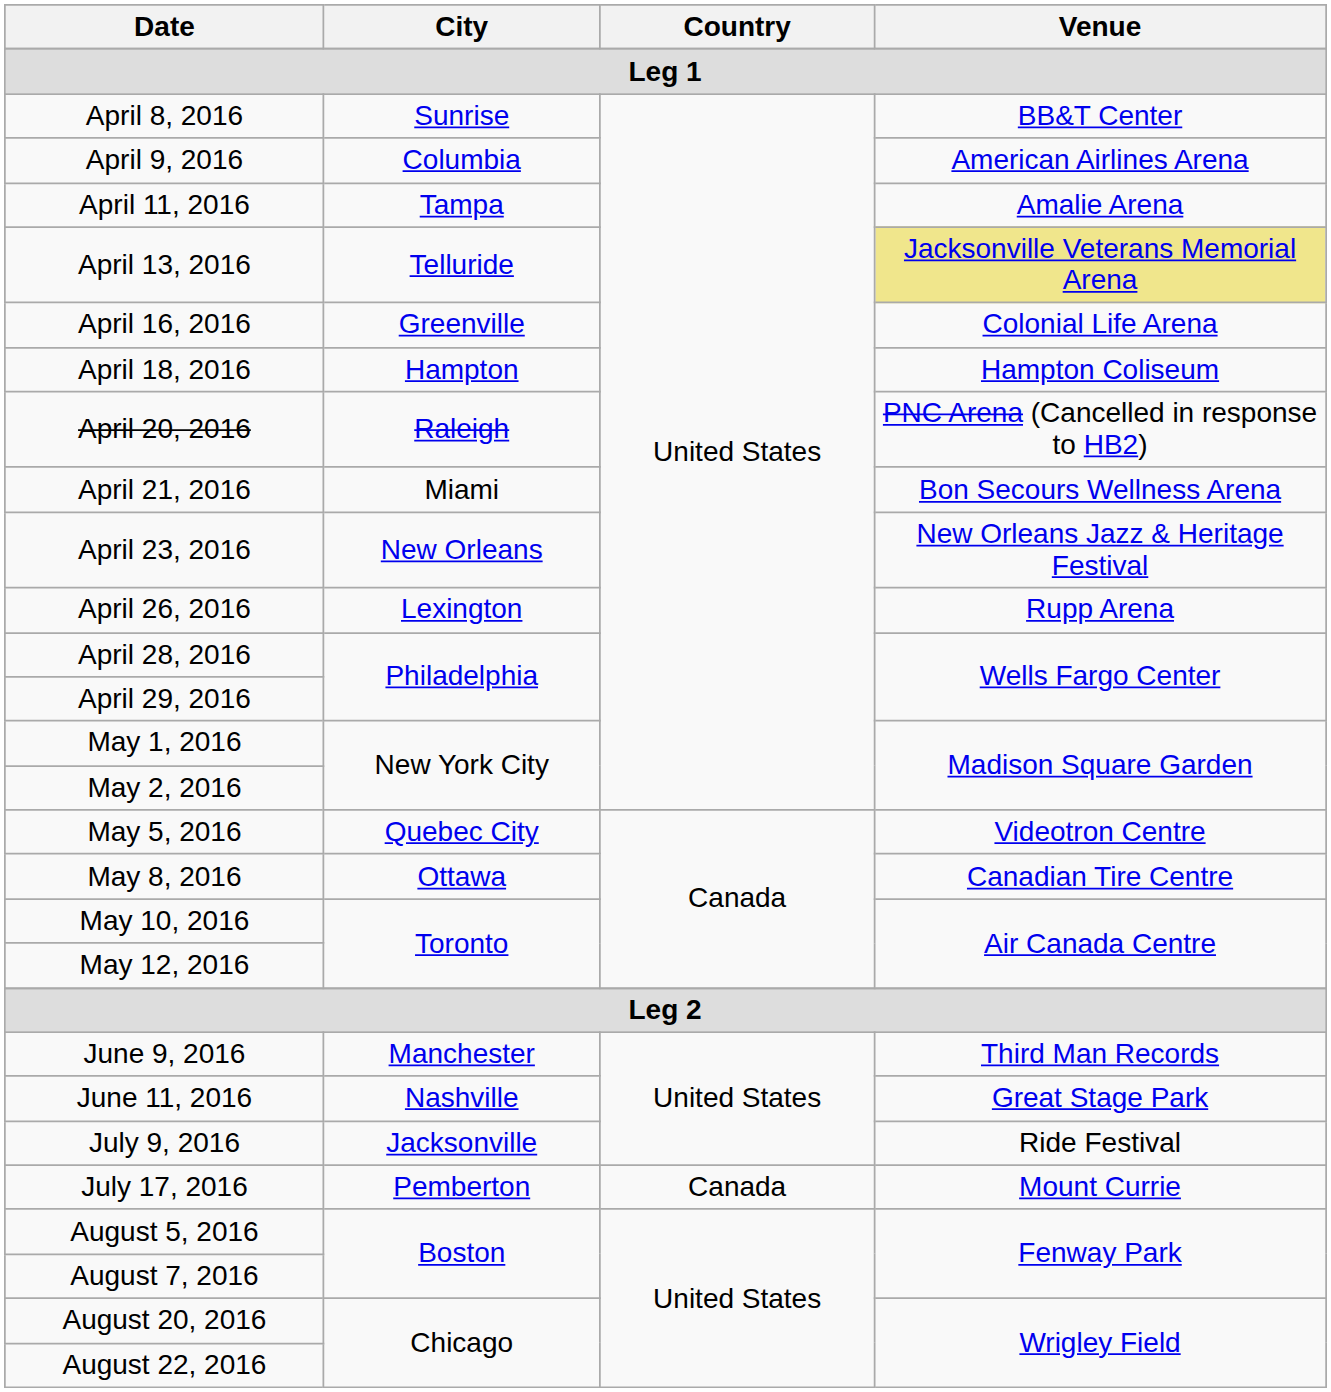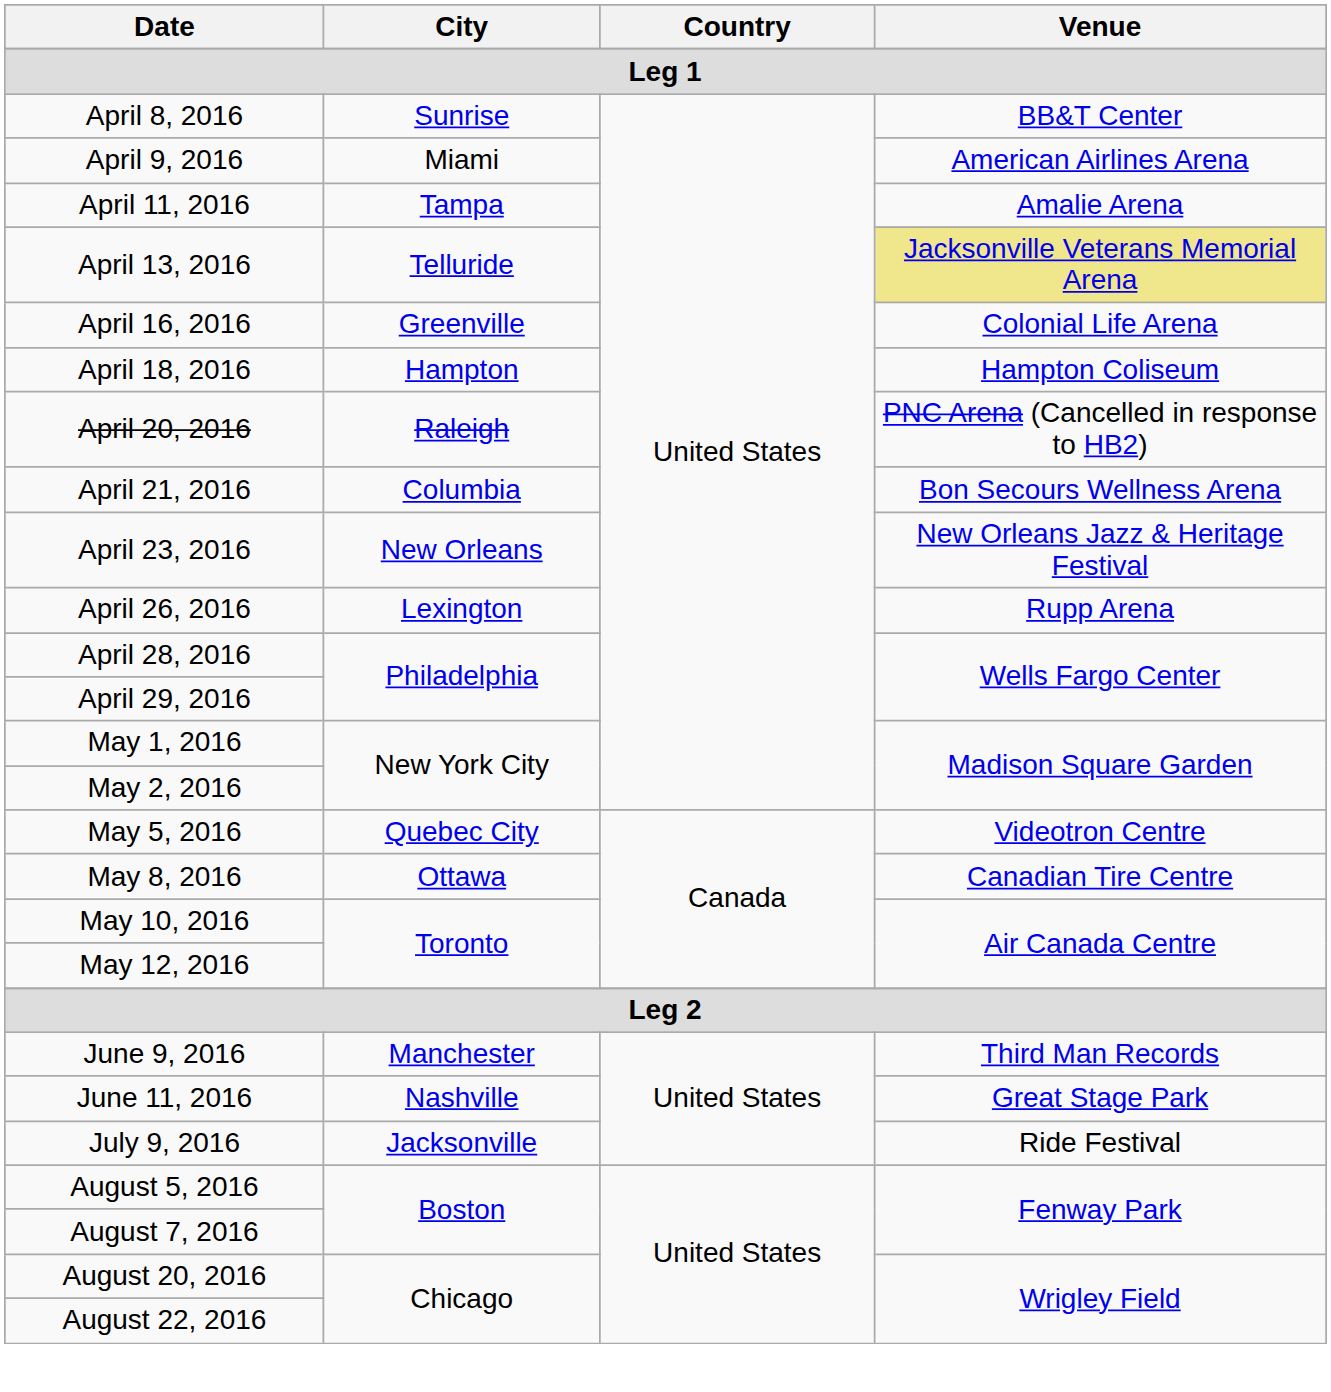(462, 159) Columbia -> (462, 159) Miami
(462, 489) Miami -> (462, 489) Columbia
- row: (164, 1186)
